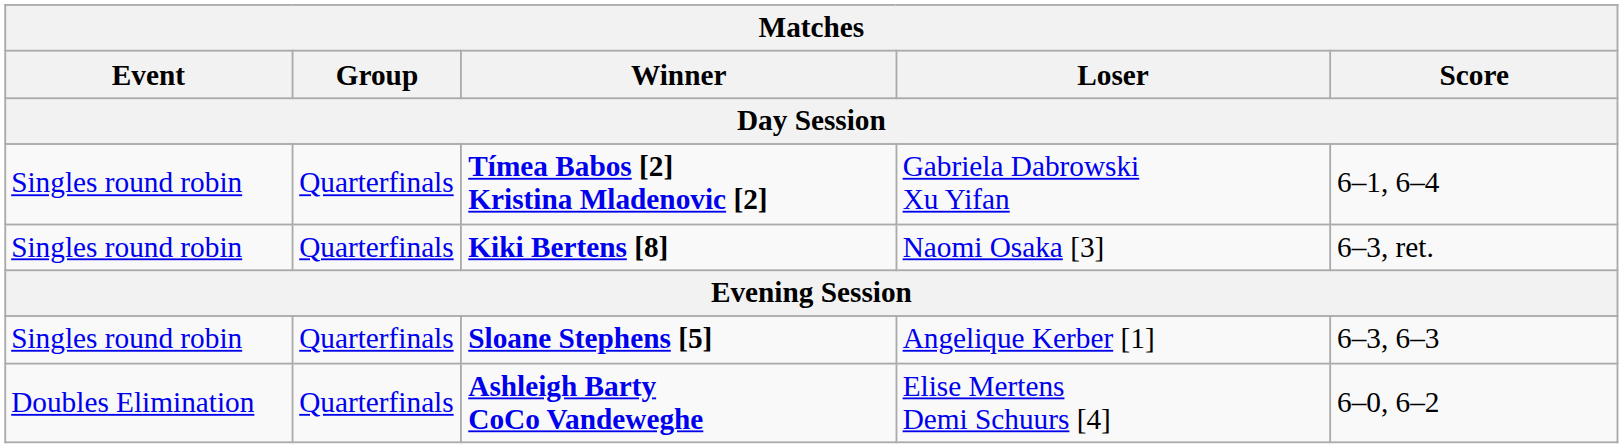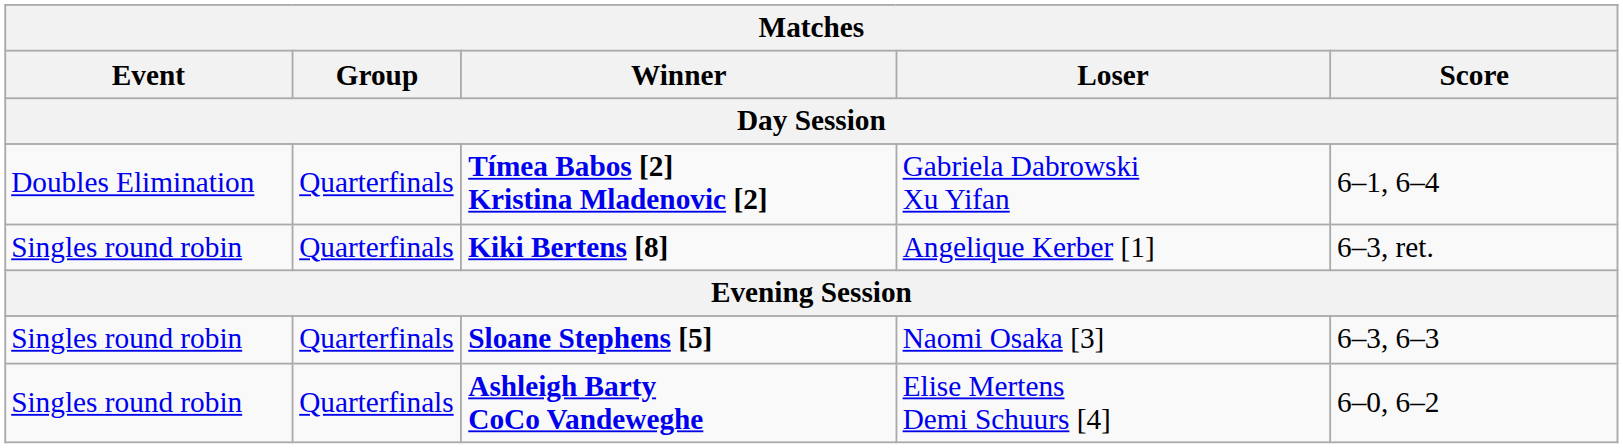(127, 183) Singles round robin -> (133, 183) Doubles Elimination
(1003, 246) Naomi Osaka [3] -> (1029, 246) Angelique Kerber [1]
(1029, 339) Angelique Kerber [1] -> (1003, 339) Naomi Osaka [3]
(133, 402) Doubles Elimination -> (127, 402) Singles round robin
